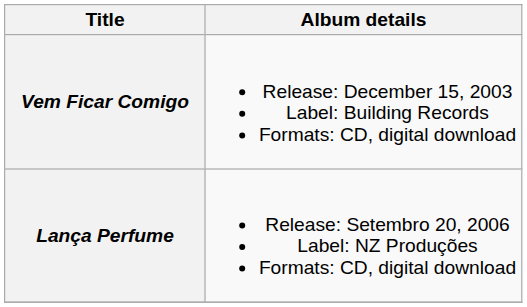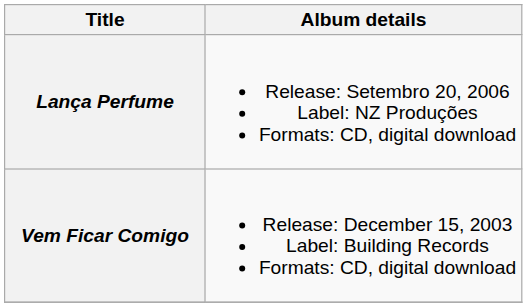rows swapped: (105, 101) <-> (105, 235)
